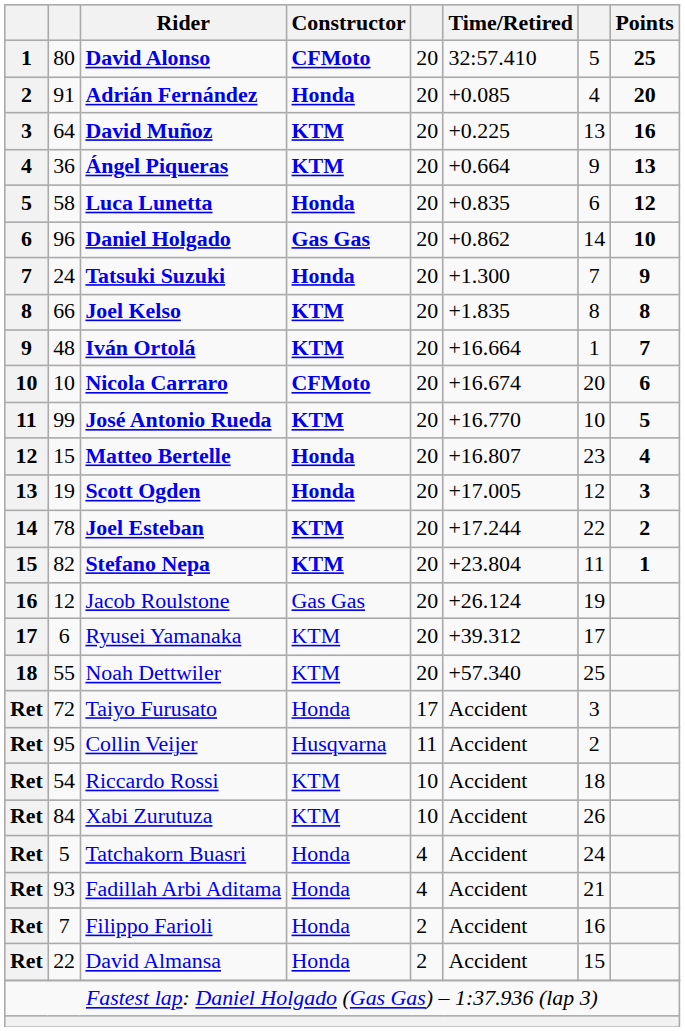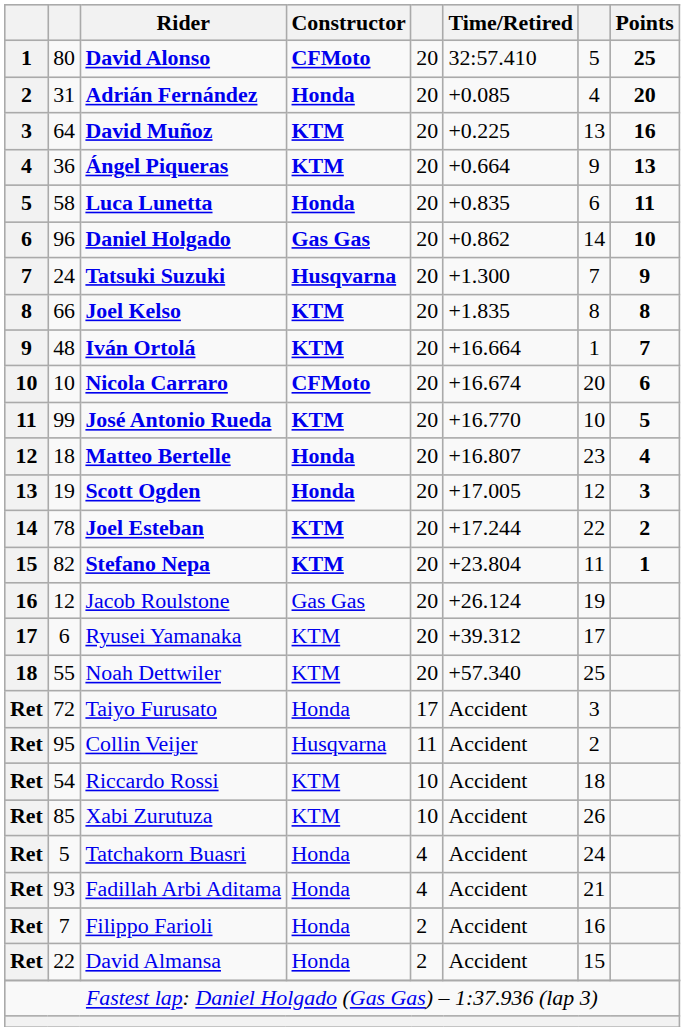(64, 94) 91 -> (64, 94) 31
(645, 202) 12 -> (645, 202) 11
(323, 275) Honda -> (344, 275) Husqvarna
(64, 455) 15 -> (64, 455) 18
(64, 816) 84 -> (64, 816) 85
